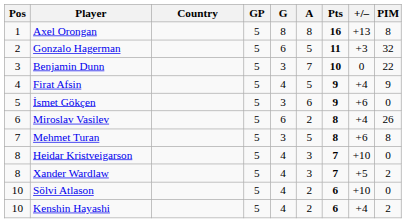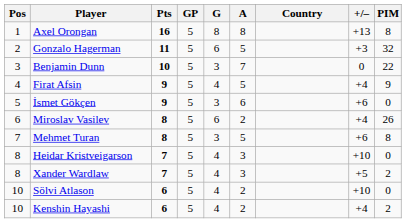columns swapped: (198, 13) <-> (335, 13)
